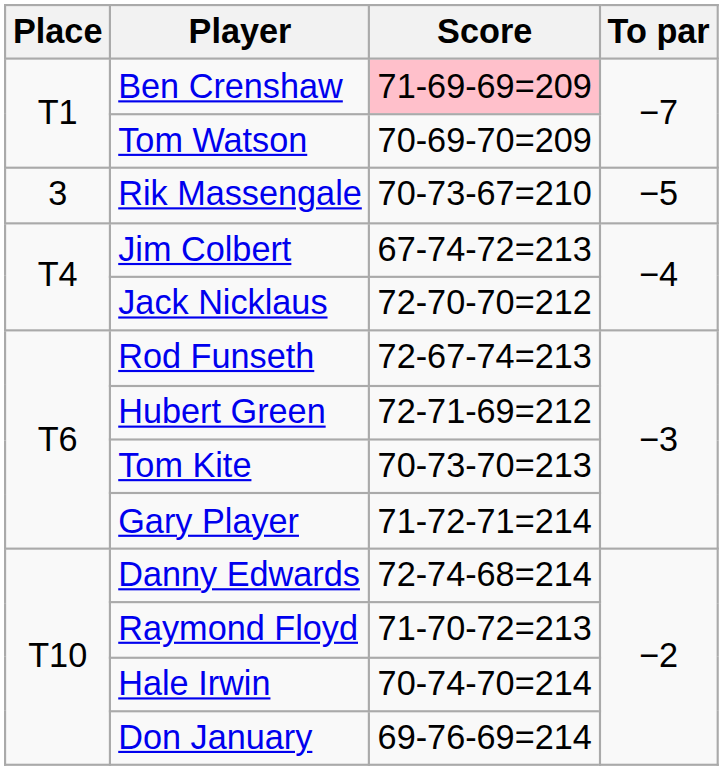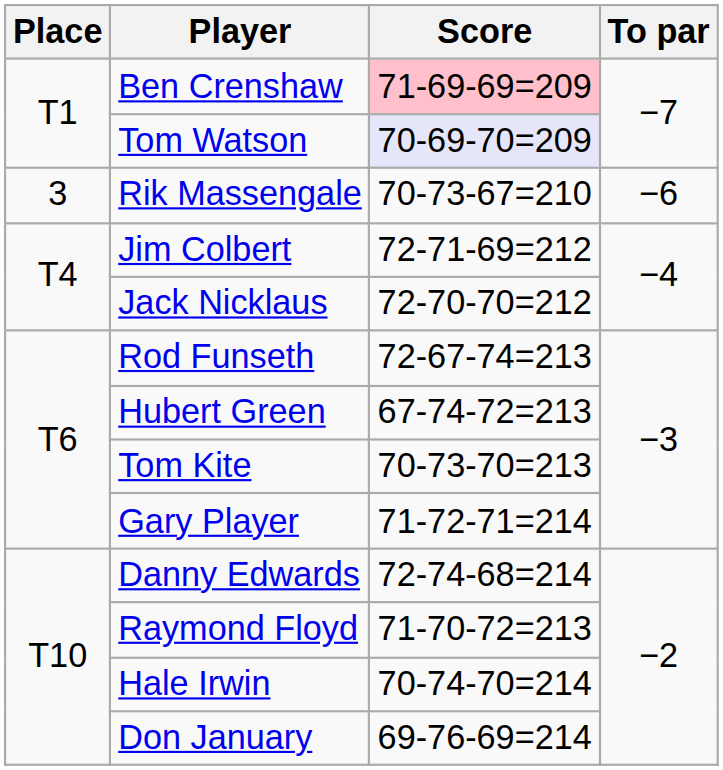(485, 140) no background -> (485, 140) lavender background
(659, 194) −5 -> (659, 194) −6
(485, 248) 67-74-72=213 -> (485, 248) 72-71-69=212
(485, 411) 72-71-69=212 -> (485, 411) 67-74-72=213
